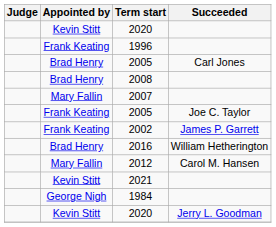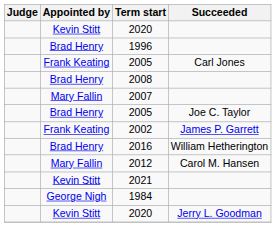(76, 46) Frank Keating -> (76, 46) Brad Henry
(76, 63) Brad Henry -> (76, 63) Frank Keating
(76, 113) Frank Keating -> (76, 113) Brad Henry
